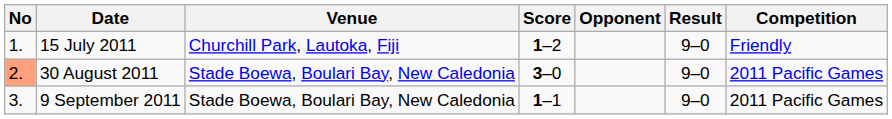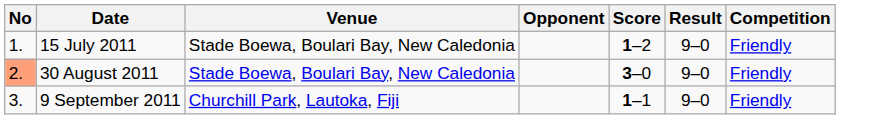columns swapped: (620, 18) <-> (547, 18)
(294, 45) Churchill Park, Lautoka, Fiji -> (352, 45) Stade Boewa, Boulari Bay, New Caledonia
(806, 72) 2011 Pacific Games -> (761, 72) Friendly
(352, 100) Stade Boewa, Boulari Bay, New Caledonia -> (294, 100) Churchill Park, Lautoka, Fiji
(806, 100) 2011 Pacific Games -> (761, 100) Friendly
